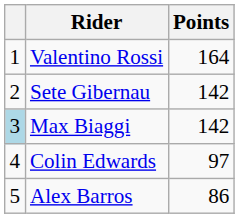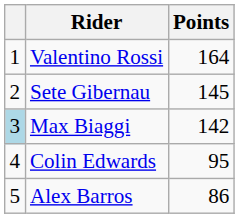(213, 91) 142 -> (213, 91) 145
(219, 161) 97 -> (219, 161) 95
